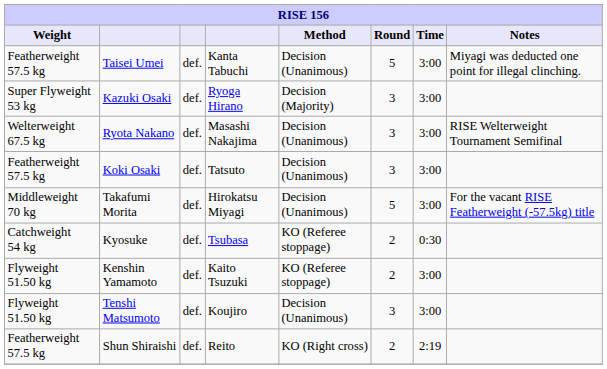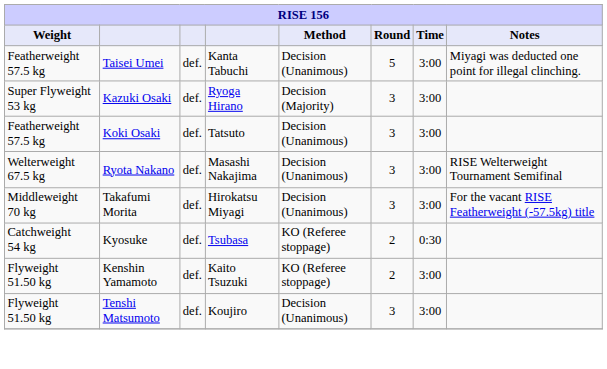rows swapped: (138, 134) <-> (131, 169)
(392, 204) 5 -> (392, 204) 3
- row: (139, 346)
